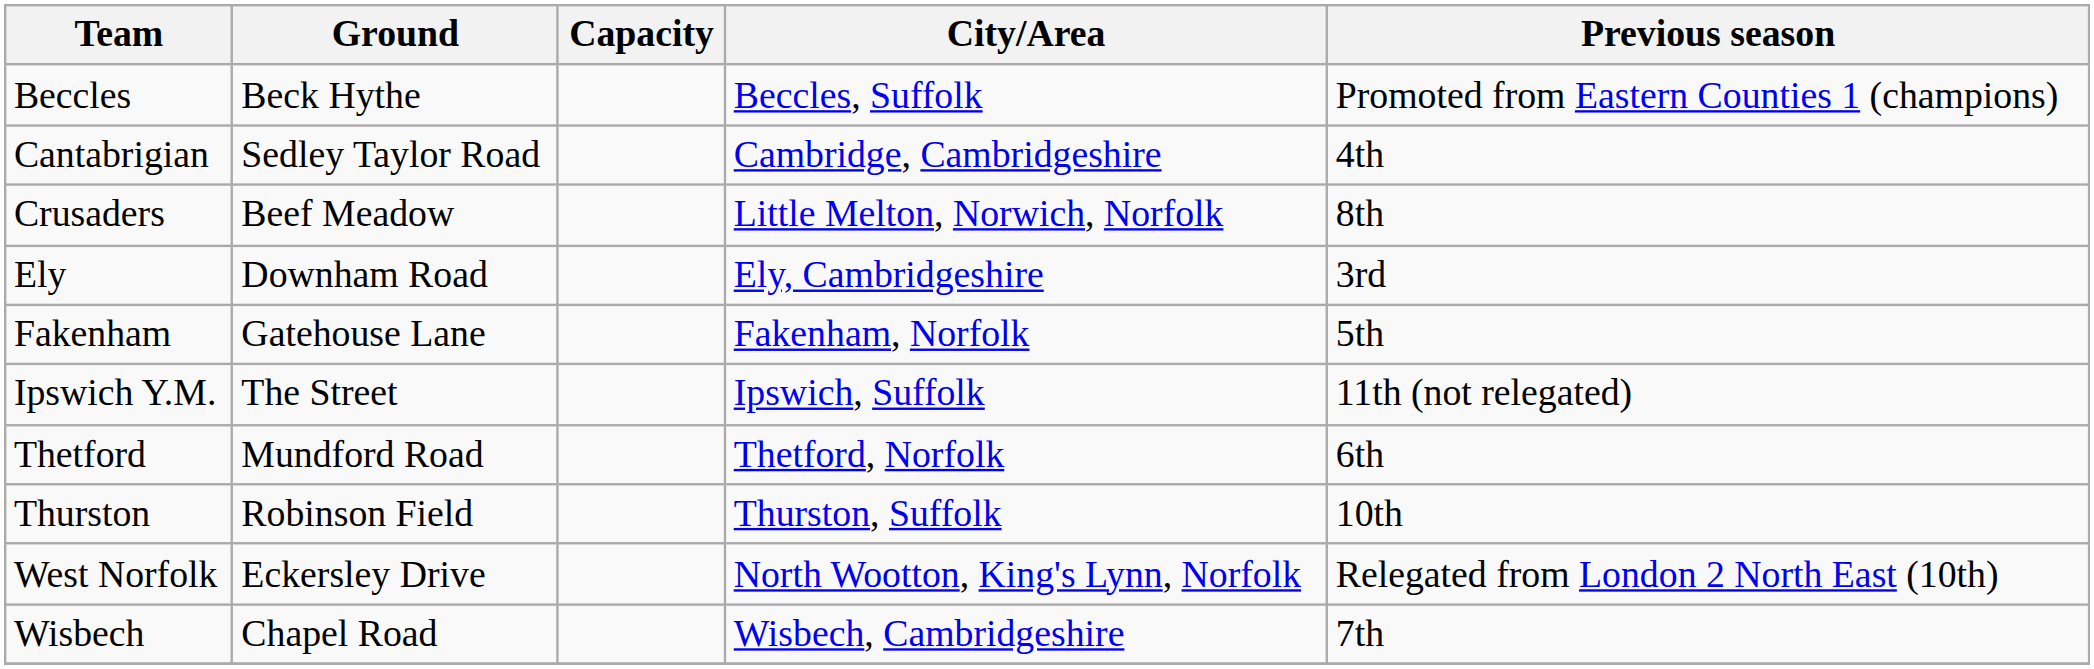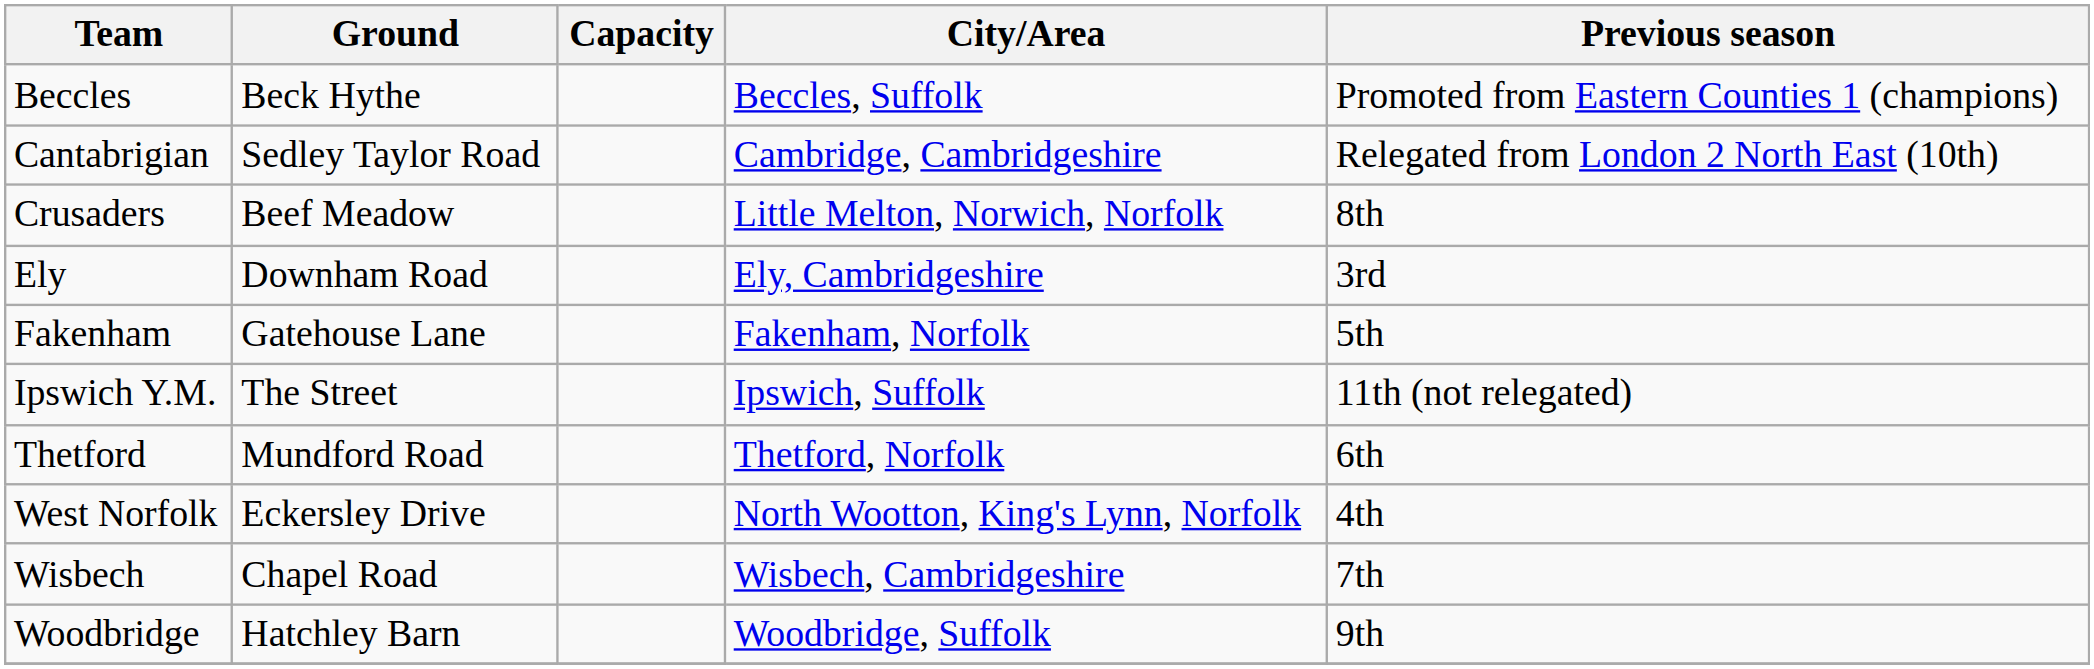(1360, 154) 4th -> (1667, 154) Relegated from London 2 North East (10th)
- row: (82, 513)
(1667, 573) Relegated from London 2 North East (10th) -> (1360, 513) 4th
+ row: (107, 633)
